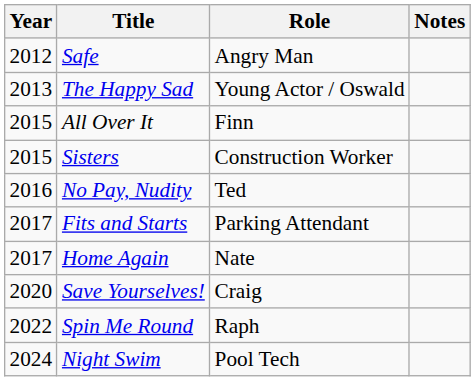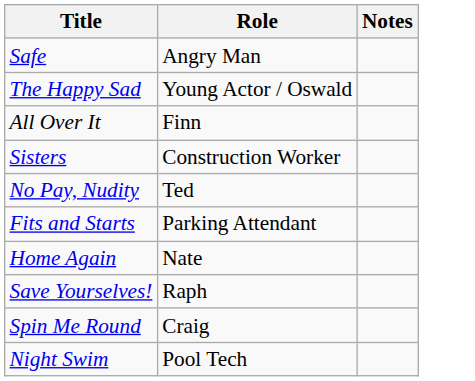- column: (31, 21)
(238, 291) Craig -> (185, 291) Raph
(237, 325) Raph -> (186, 325) Craig
